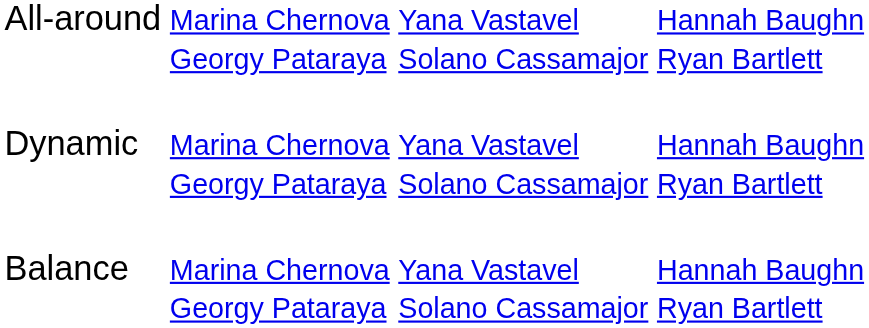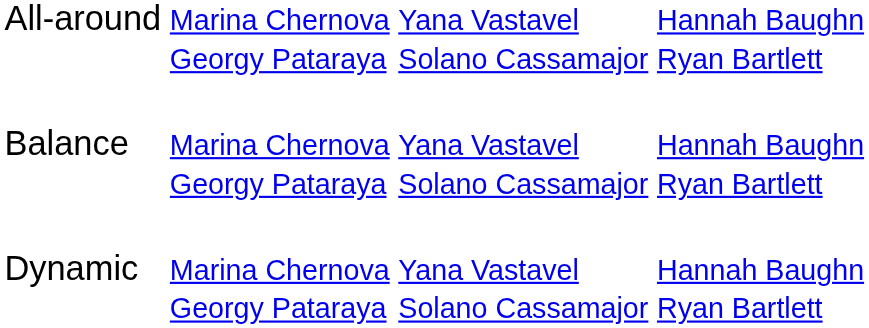rows swapped: (67, 268) <-> (71, 143)
